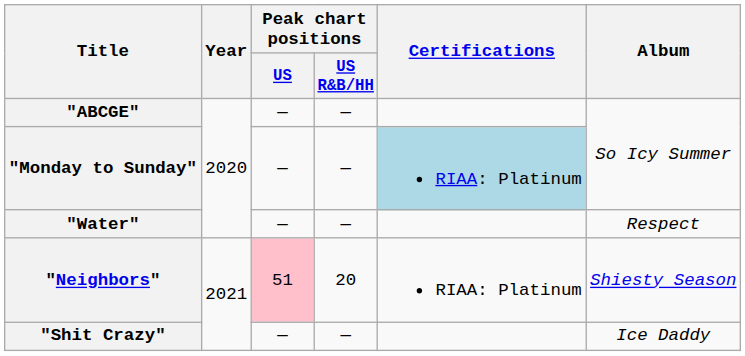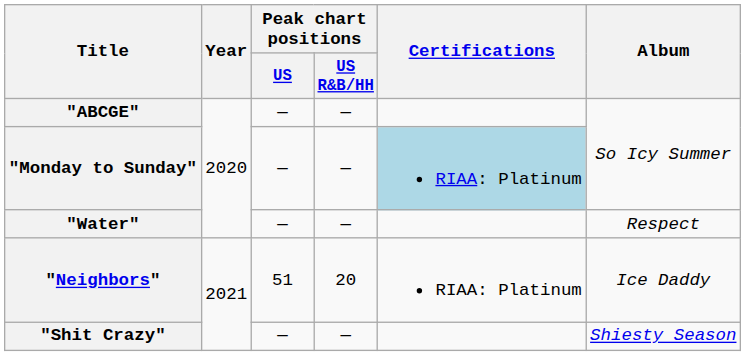(282, 280) pink background -> (282, 280) no background
(663, 280) Shiesty Season -> (663, 280) Ice Daddy
(663, 336) Ice Daddy -> (663, 336) Shiesty Season
